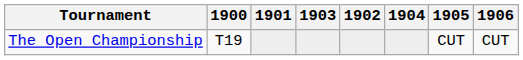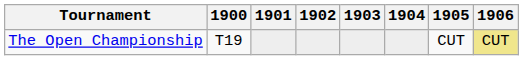columns swapped: (362, 17) <-> (318, 17)
(496, 42) no background -> (496, 42) khaki background
